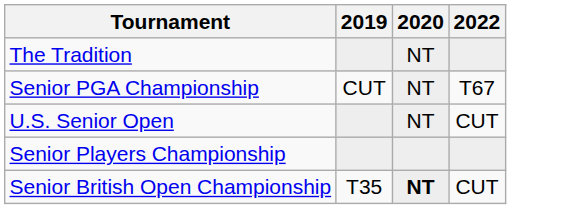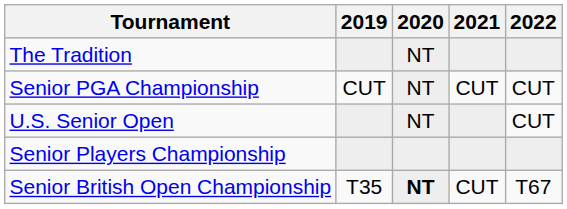+ column: (477, 21)
(477, 88) T67 -> (533, 88) CUT
(477, 188) CUT -> (533, 188) T67
